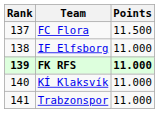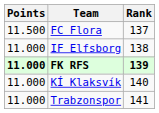columns swapped: (20, 13) <-> (133, 13)
